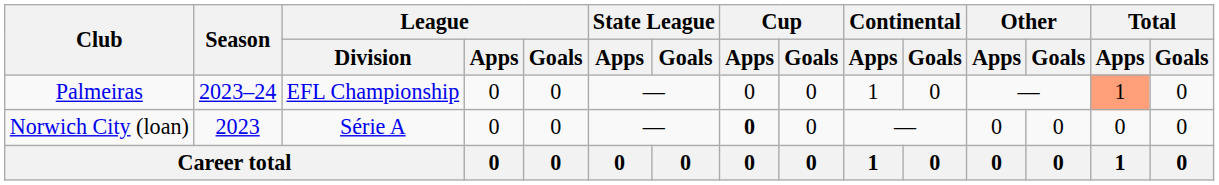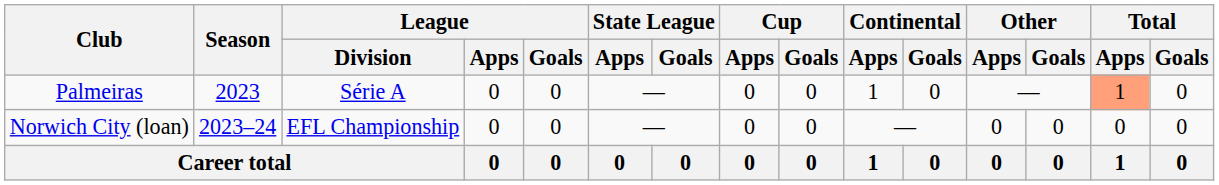(238, 92) 2023–24 -> (238, 92) 2023
(373, 92) EFL Championship -> (373, 92) Série A
(238, 127) 2023 -> (238, 127) 2023–24
(373, 127) Série A -> (373, 127) EFL Championship
(750, 127) bold -> (750, 127) normal
